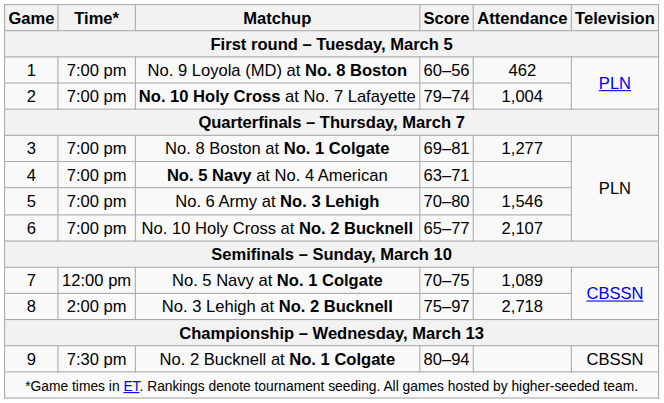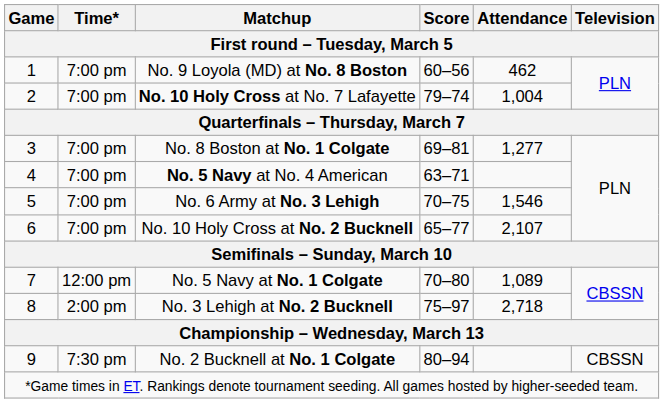(447, 201) 70–80 -> (447, 201) 70–75
(447, 280) 70–75 -> (447, 280) 70–80
